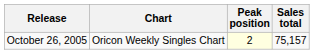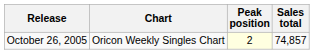(291, 40) 75,157 -> (291, 40) 74,857
